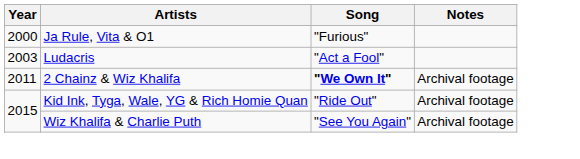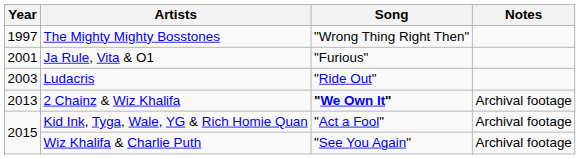+ row: (132, 36)
(22, 36) 2000 -> (22, 57) 2001
(349, 57) "Act a Fool" -> (345, 79) "Ride Out"
(22, 79) 2011 -> (22, 100) 2013
(345, 100) "Ride Out" -> (349, 121) "Act a Fool"
